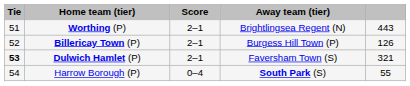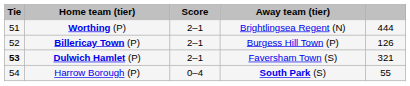(386, 28) 443 -> (386, 28) 444
